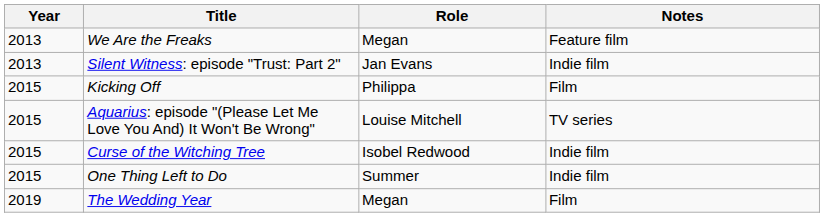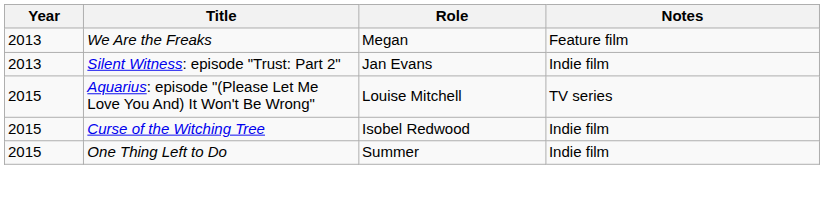- row: (124, 87)
- row: (149, 200)
